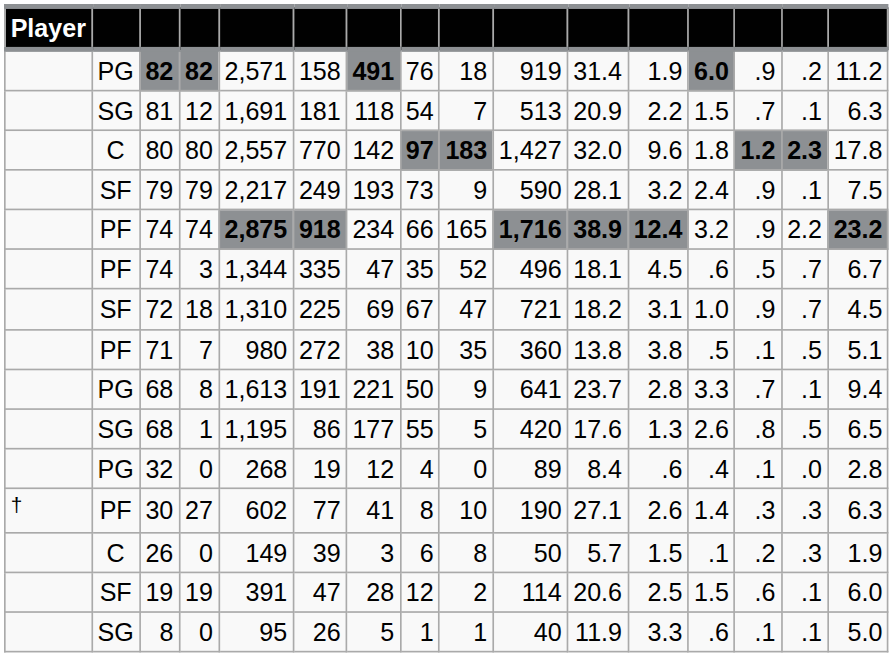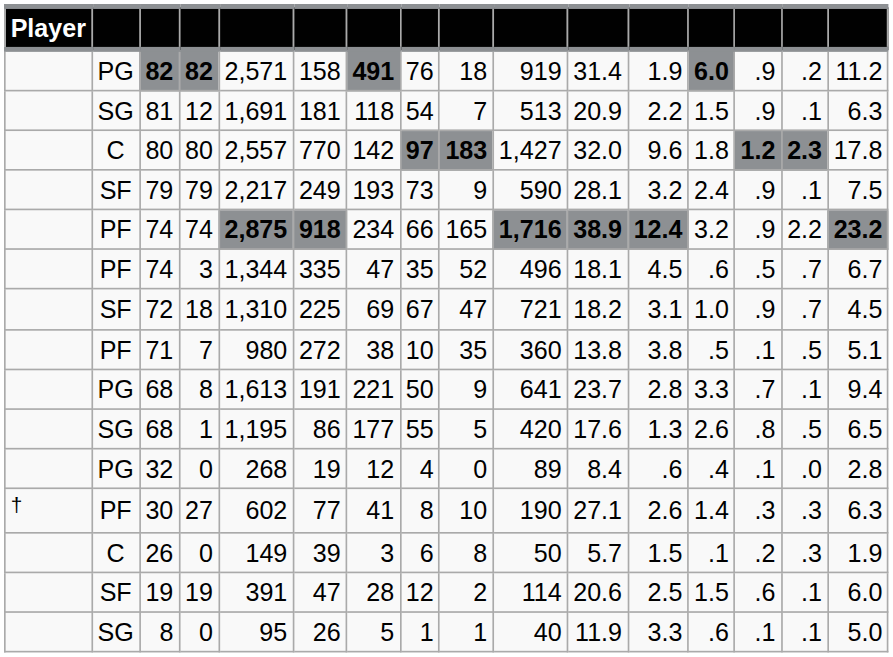(765, 111) .7 -> (765, 111) .9
